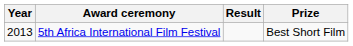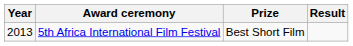columns swapped: (306, 13) <-> (243, 13)
